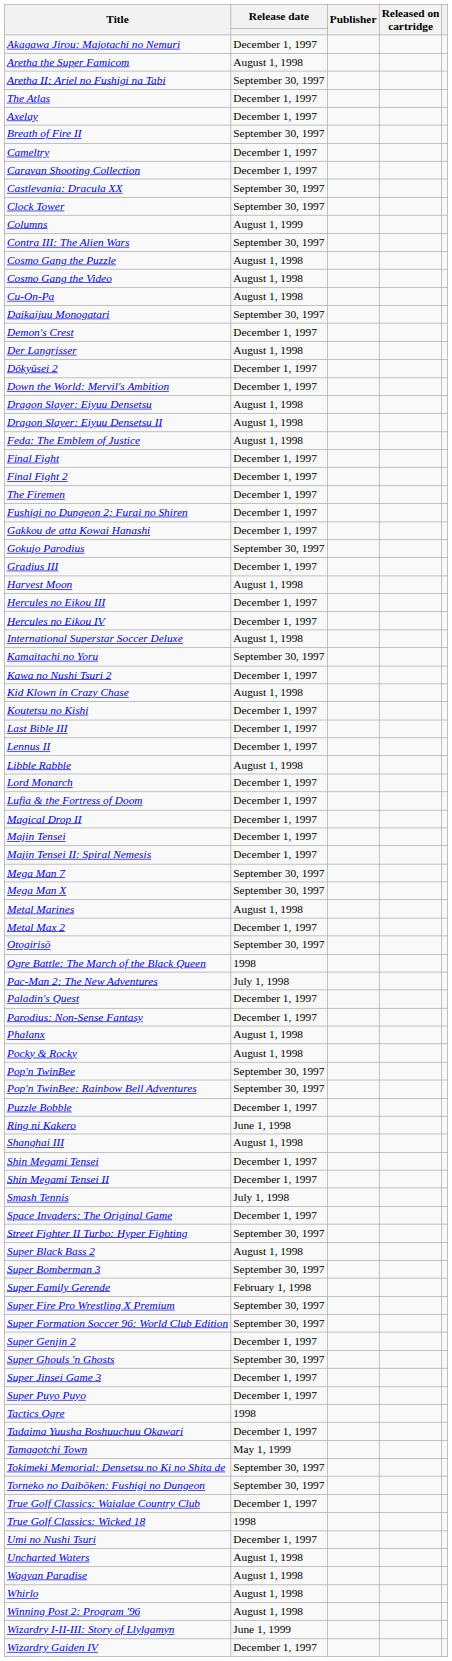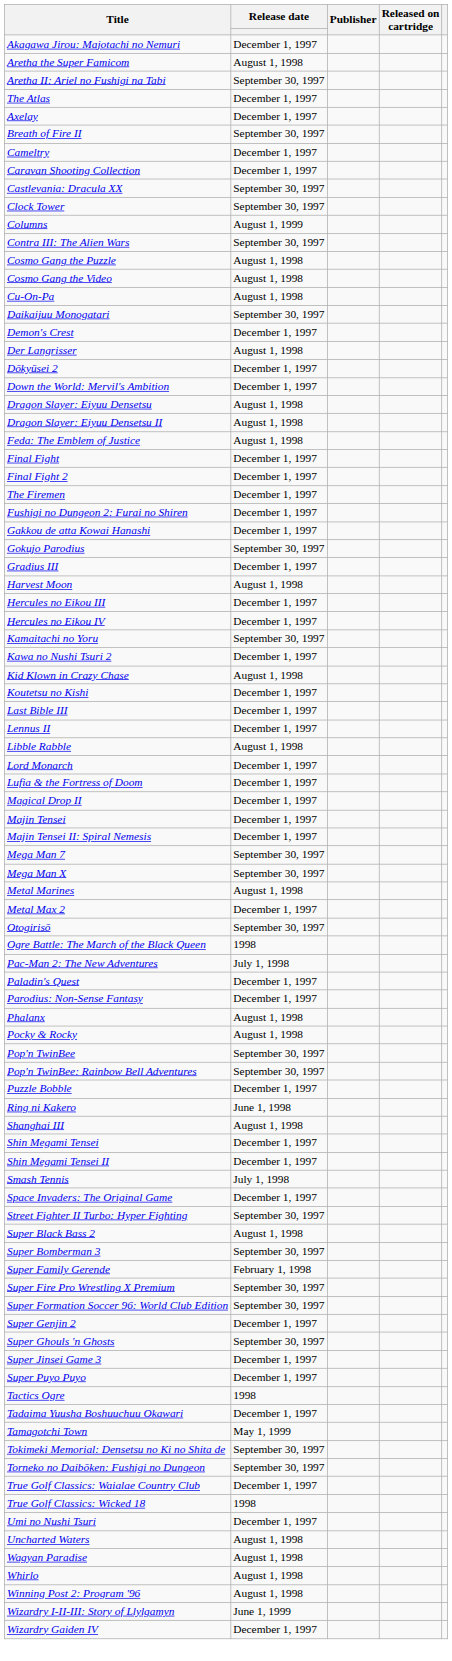- row: (95, 638)
